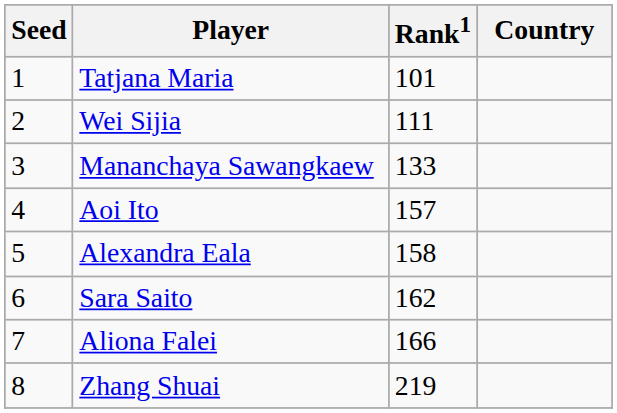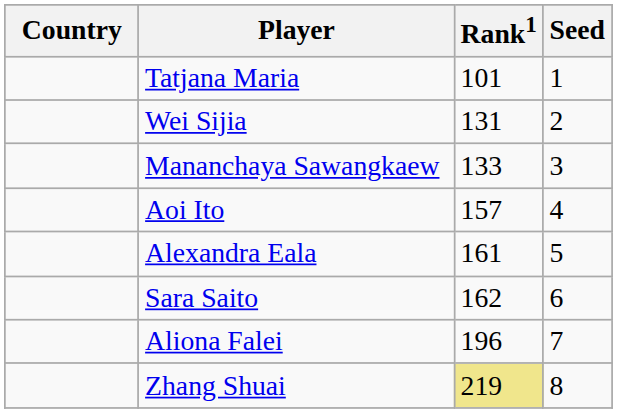columns swapped: (544, 30) <-> (39, 30)
(415, 121) 111 -> (481, 121) 131
(416, 253) 158 -> (481, 253) 161
(416, 341) 166 -> (481, 341) 196
(416, 385) no background -> (481, 385) khaki background
